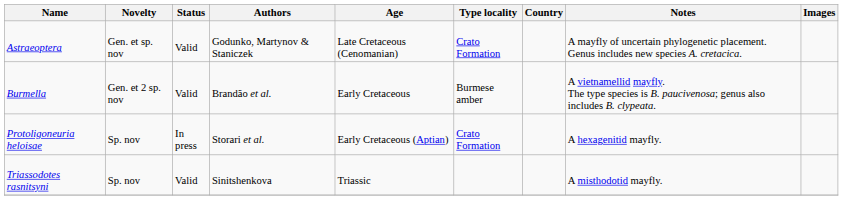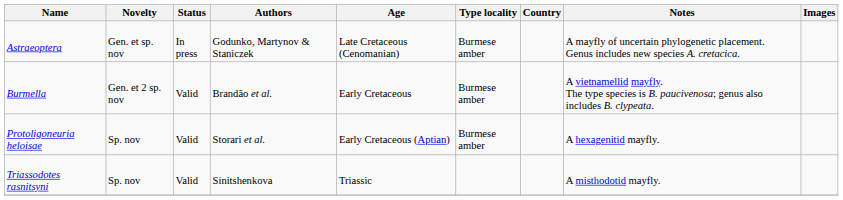(186, 47) Valid -> (187, 47) In press
(478, 47) Crato Formation -> (477, 47) Burmese amber
(186, 140) In press -> (187, 140) Valid
(478, 140) Crato Formation -> (477, 140) Burmese amber
